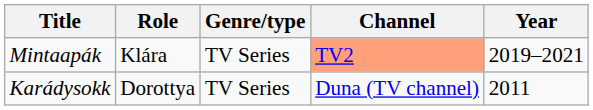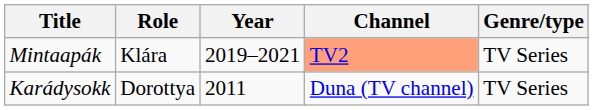columns swapped: (255, 21) <-> (536, 21)
